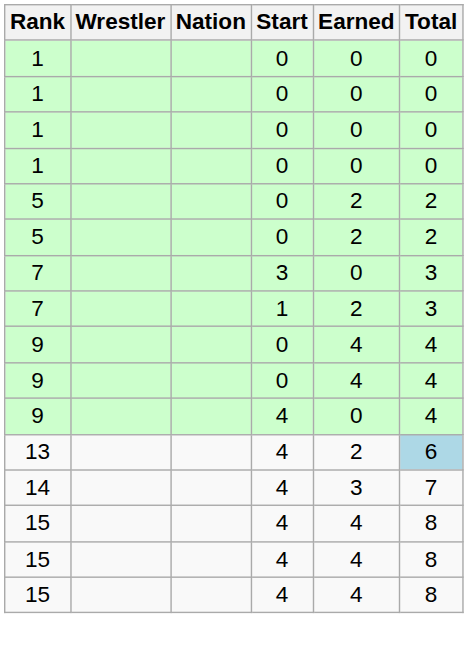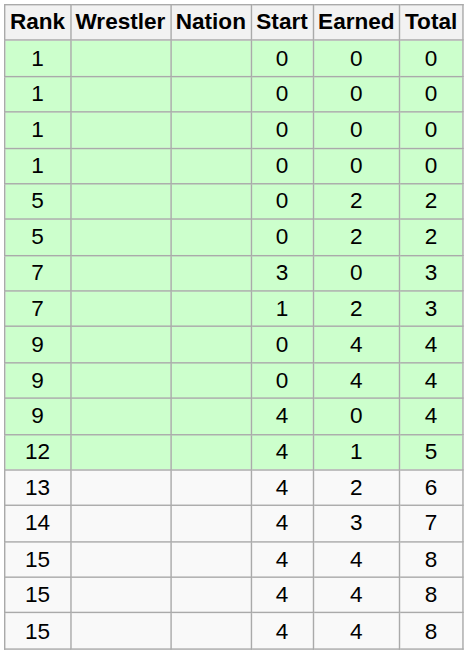+ row: (37, 451)
(431, 451) lightblue background -> (431, 487) no background
